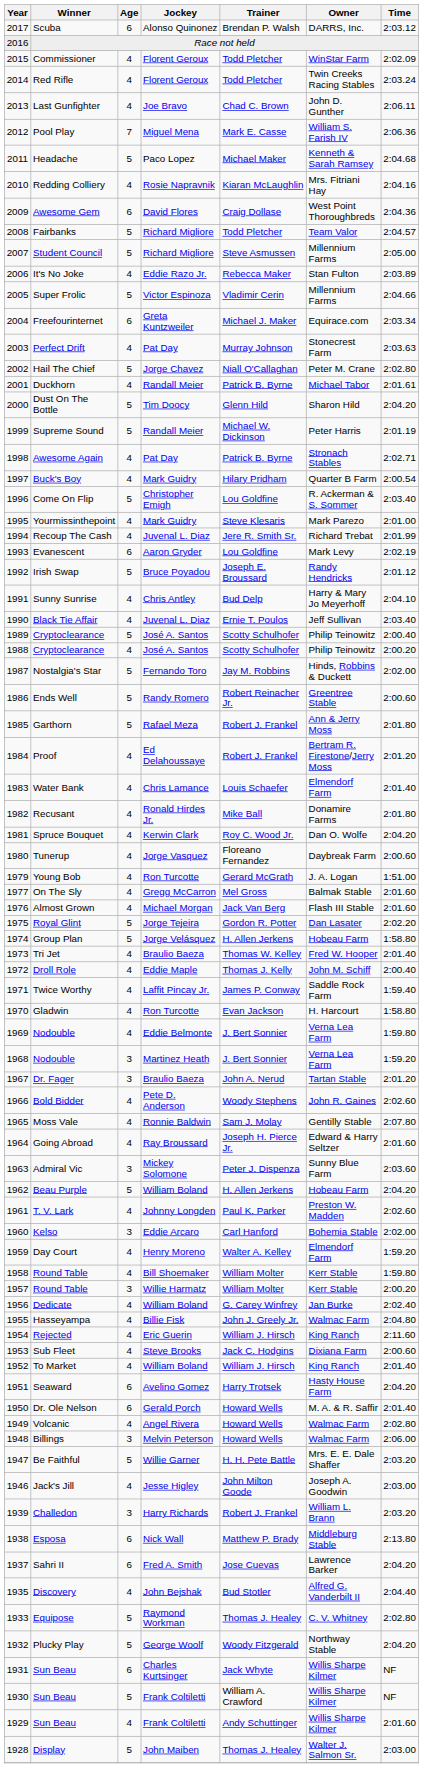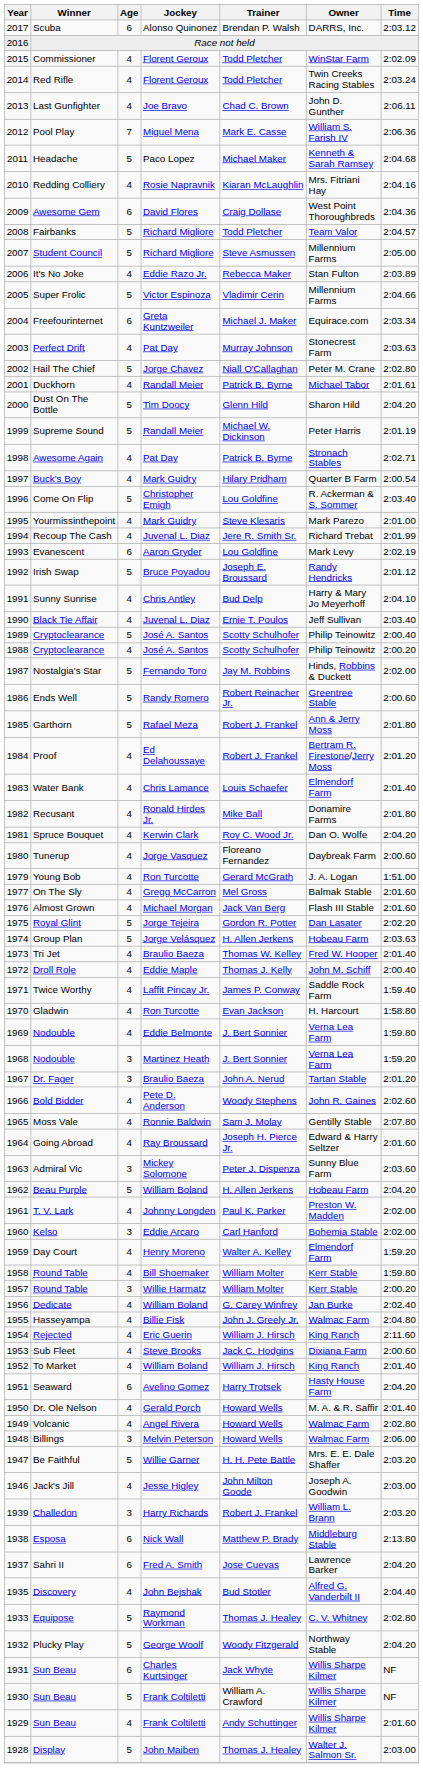(400, 939) 1:58.80 -> (400, 939) 2:03.63
(400, 1211) 2:02.60 -> (400, 1211) 2:02.00
(129, 1408) 6 -> (129, 1408) 4
